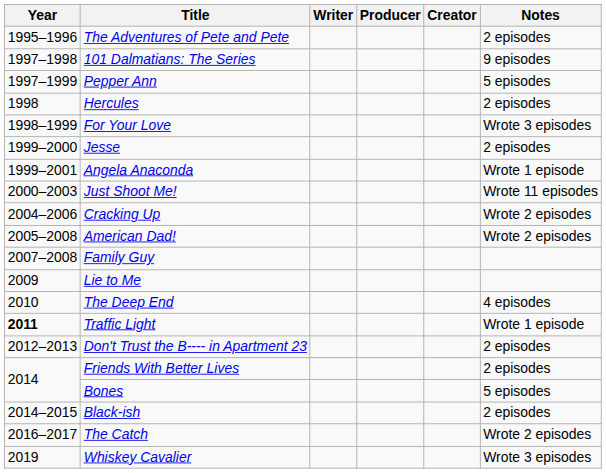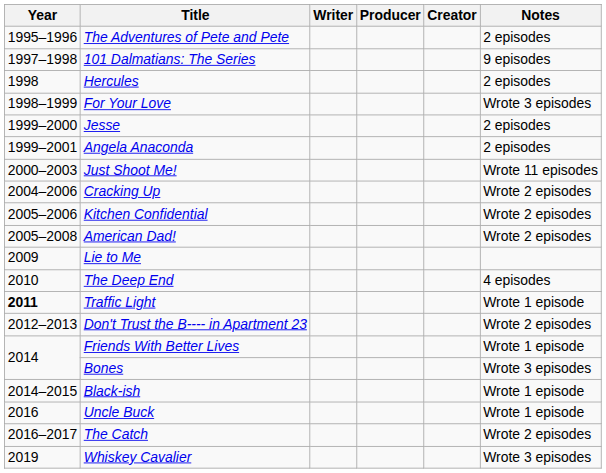- row: (120, 81)
(534, 170) Wrote 1 episode -> (517, 147) 2 episodes
+ row: (146, 214)
- row: (119, 258)
(517, 346) 2 episodes -> (537, 324) Wrote 2 episodes
(517, 368) 2 episodes -> (534, 346) Wrote 1 episode
(517, 390) 5 episodes -> (537, 368) Wrote 3 episodes
(517, 412) 2 episodes -> (534, 390) Wrote 1 episode
+ row: (119, 412)
